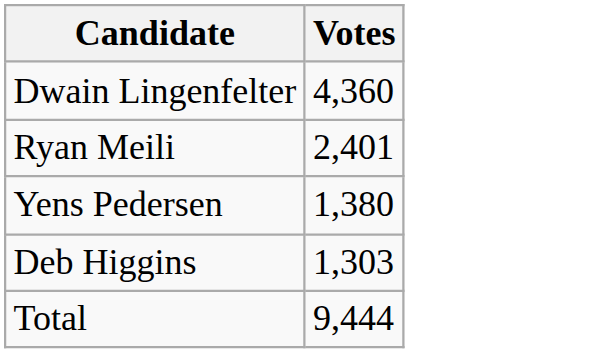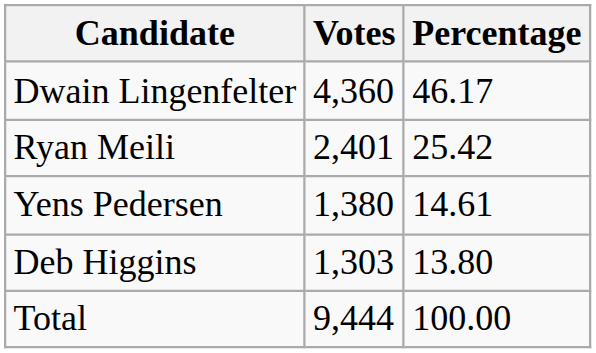+ column: (497, 33)
